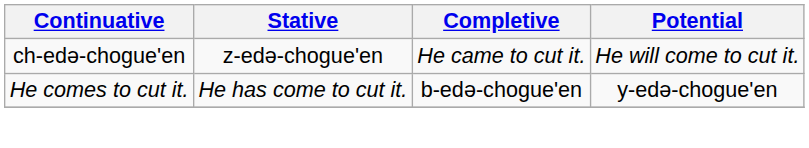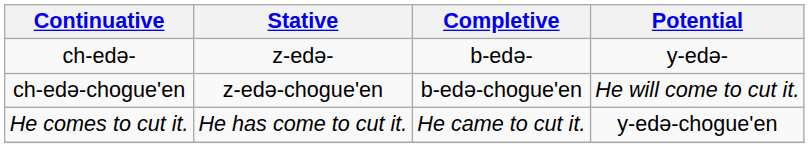+ row: (99, 55)
(501, 55) He came to cut it. -> (501, 90) b-edə-chogue'en
(501, 90) b-edə-chogue'en -> (501, 124) He came to cut it.
